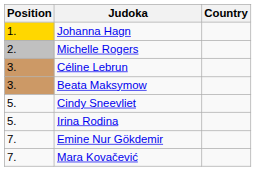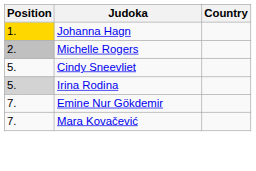- row: (92, 67)
- row: (102, 85)
(12, 121) no background -> (12, 85) lightgrey background
